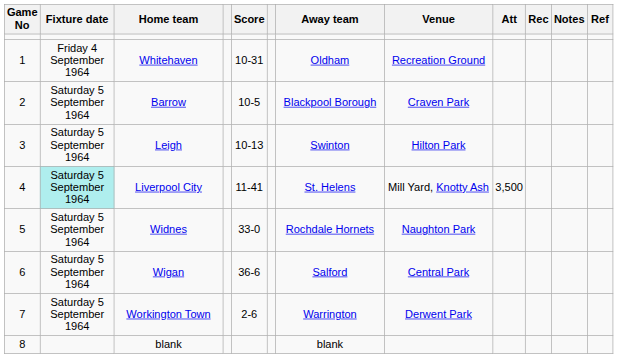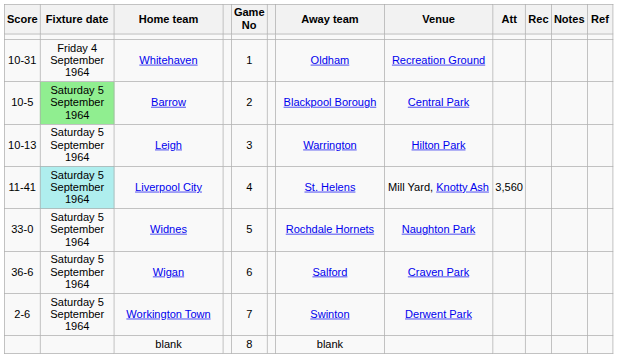columns swapped: (22, 19) <-> (249, 19)
(77, 103) no background -> (77, 103) lightgreen background
(439, 103) Craven Park -> (439, 103) Central Park
(330, 145) Swinton -> (330, 145) Warrington
(509, 187) 3,500 -> (509, 187) 3,560
(439, 272) Central Park -> (439, 272) Craven Park
(330, 314) Warrington -> (330, 314) Swinton
